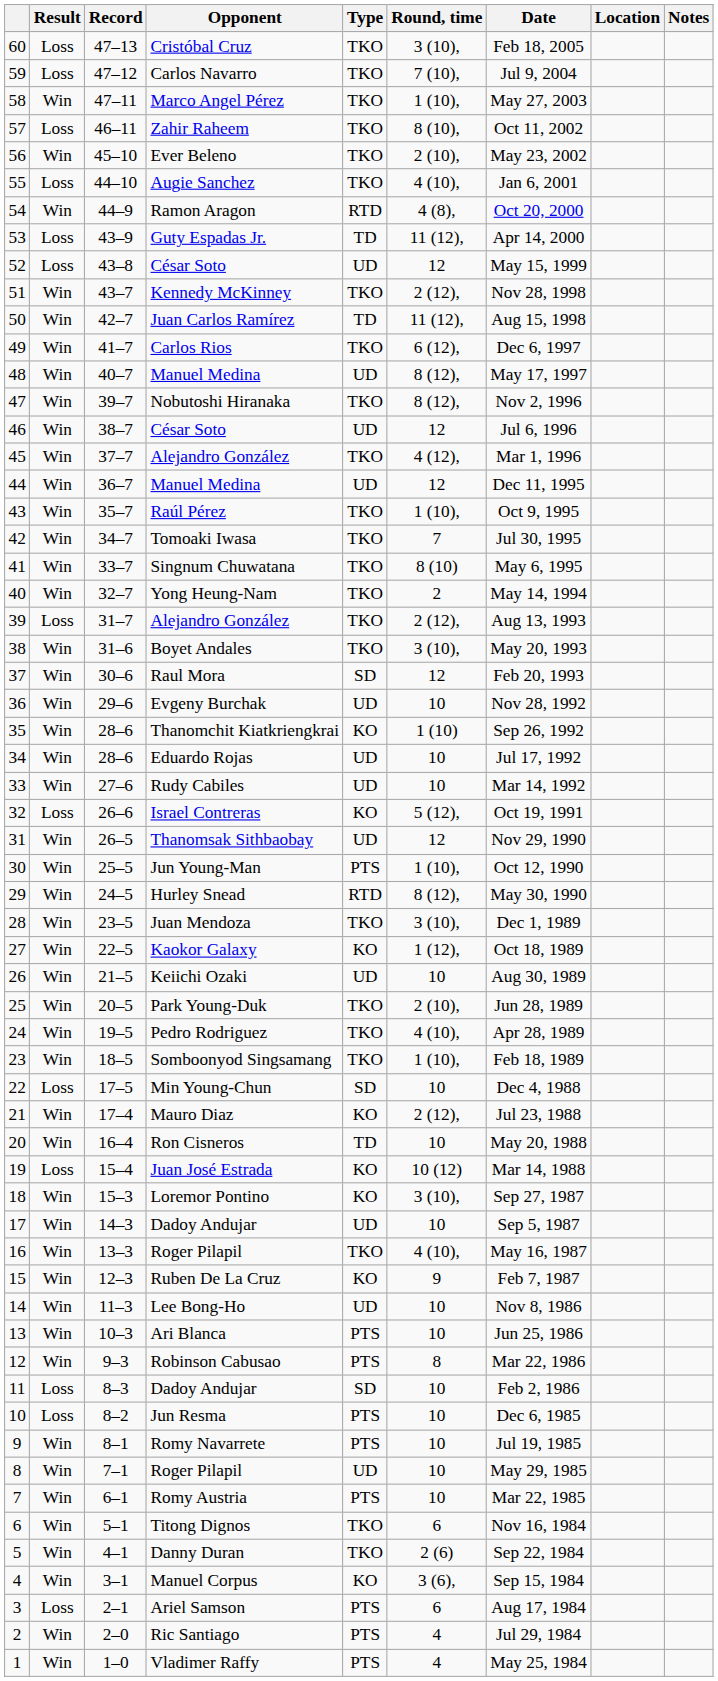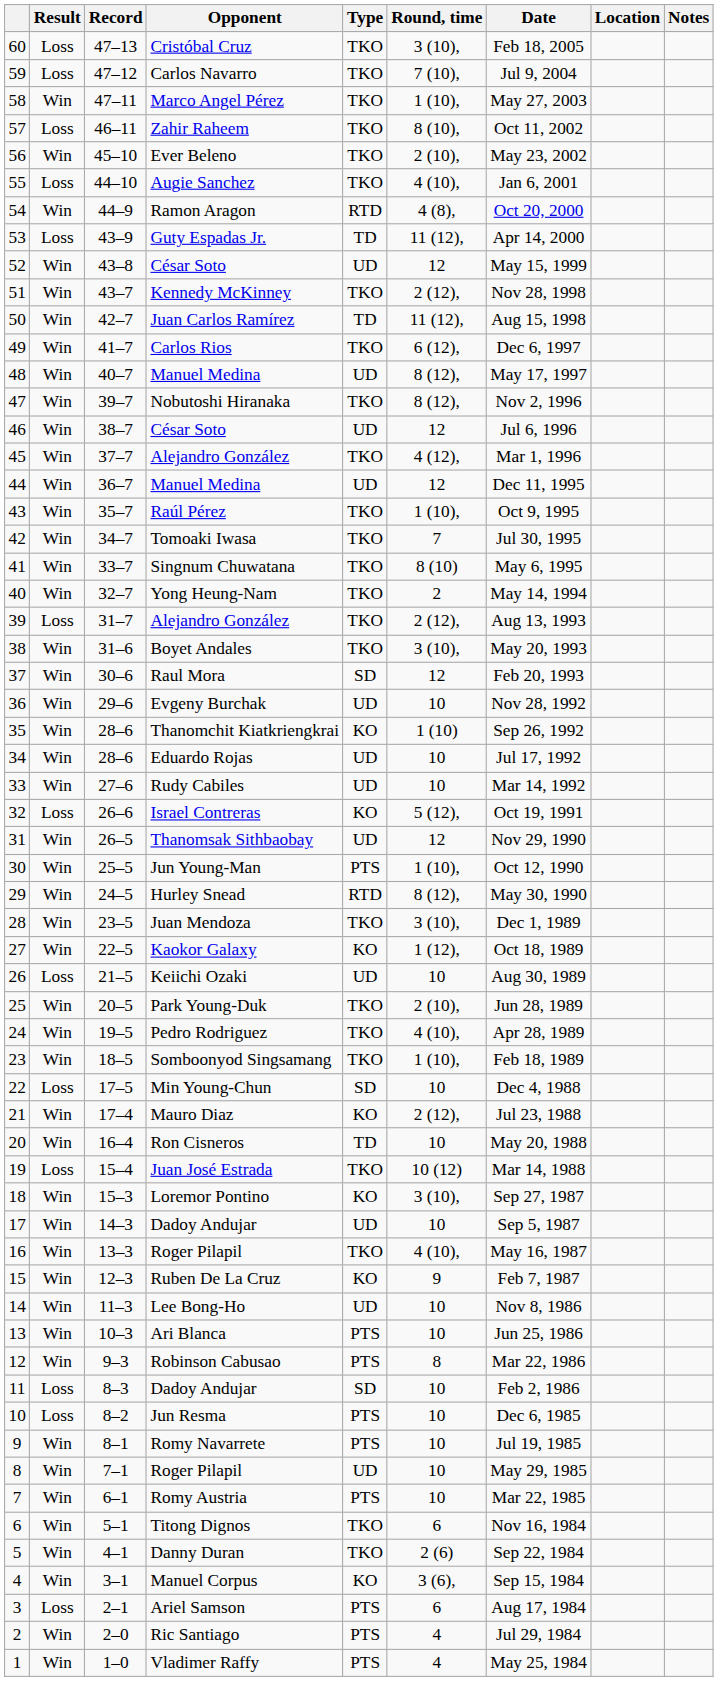(57, 264) Loss -> (57, 264) Win
(57, 977) Win -> (57, 977) Loss
(365, 1169) KO -> (365, 1169) TKO
